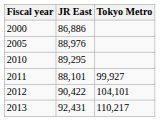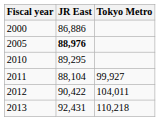(72, 44) normal -> (72, 44) bold
(72, 76) 88,101 -> (72, 76) 88,104
(113, 92) 104,101 -> (113, 92) 104,011
(113, 108) 110,217 -> (113, 108) 110,218
